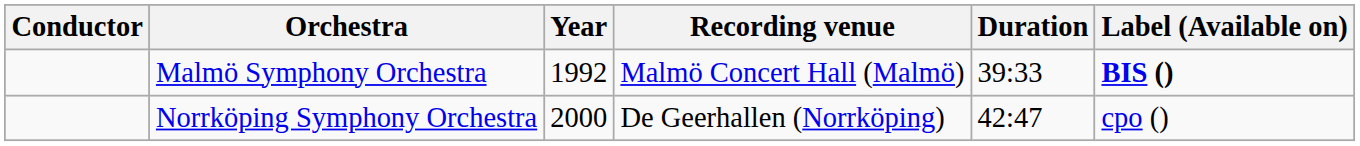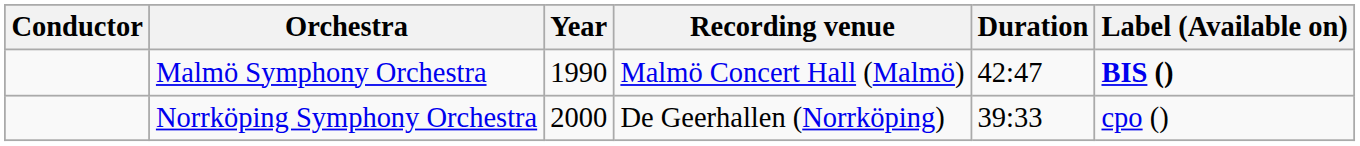(579, 72) 1992 -> (579, 72) 1990
(1010, 72) 39:33 -> (1010, 72) 42:47
(1010, 117) 42:47 -> (1010, 117) 39:33
